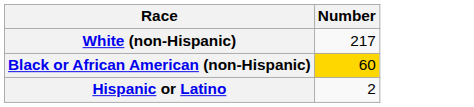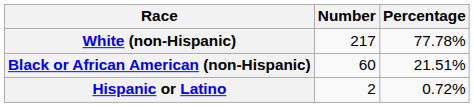+ column: (424, 16)
(367, 65) gold background -> (367, 65) no background
